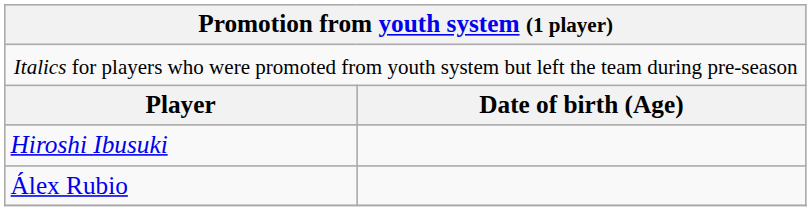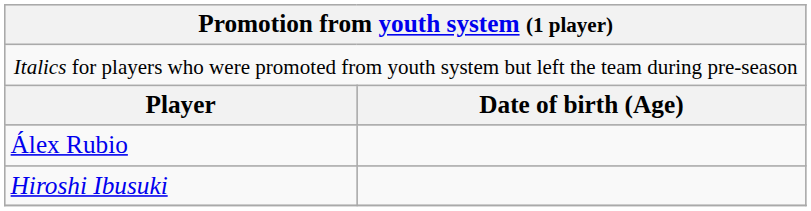rows swapped: (69, 184) <-> (89, 144)
